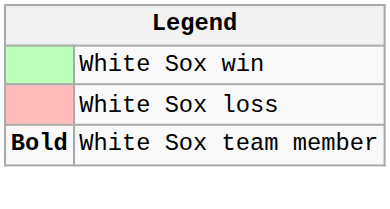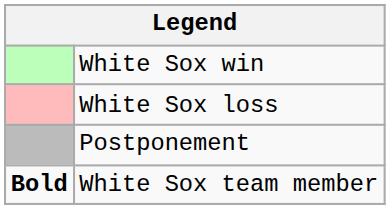+ row: (165, 144)
